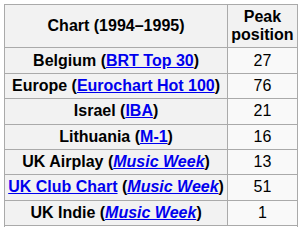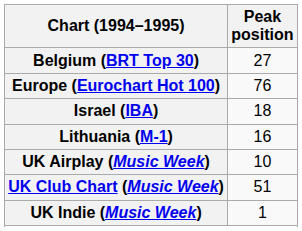(262, 111) 21 -> (262, 111) 18
(262, 162) 13 -> (262, 162) 10
